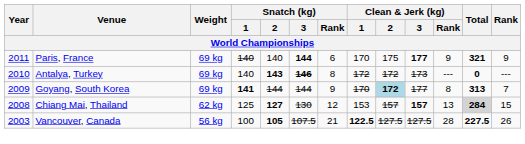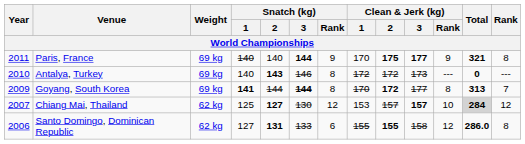(332, 58) 6 -> (332, 58) 9
(390, 58) normal -> (390, 58) bold
(506, 58) 9 -> (506, 58) 8
(304, 74) bold -> (304, 74) normal
(304, 89) normal -> (304, 89) bold
(332, 89) 9 -> (332, 89) 8
(390, 89) lightblue background -> (390, 89) no background
(19, 105) 2008 -> (19, 105) 2007
(448, 105) 13 -> (448, 105) 10
(506, 105) 15 -> (506, 105) 12
+ row: (95, 126)
- row: (78, 120)
